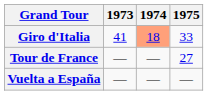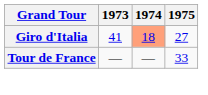(186, 36) 33 -> (181, 36) 27
(186, 57) 27 -> (181, 57) 33
- row: (54, 79)
